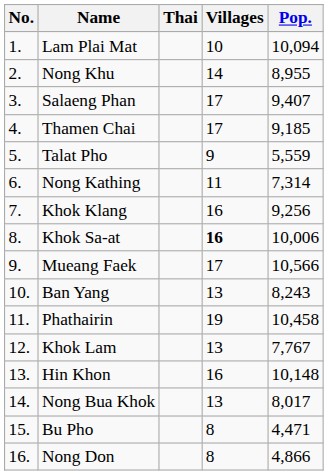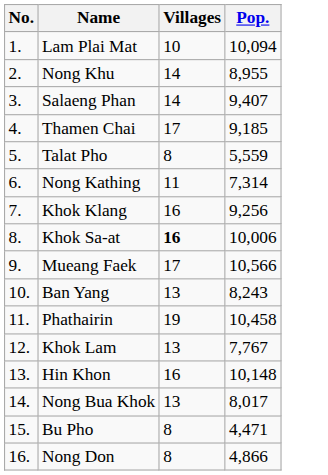- column: (180, 18)
(214, 100) 17 -> (172, 100) 14
(210, 155) 9 -> (168, 155) 8
